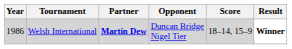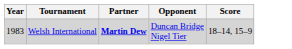- column: (270, 12)
(15, 31) 1986 -> (15, 31) 1983
